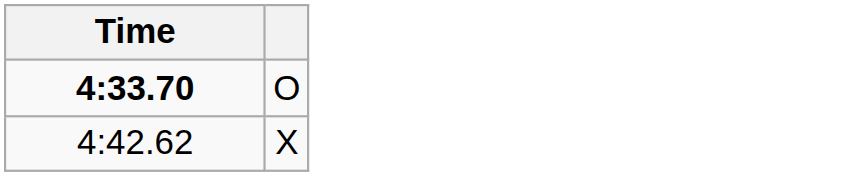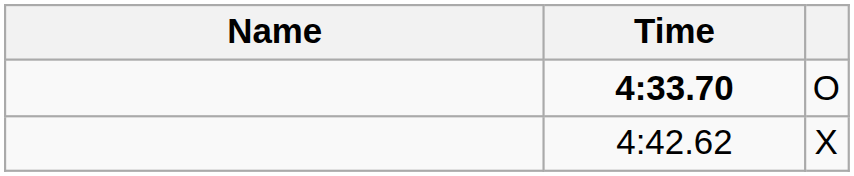+ column: (275, 32)
